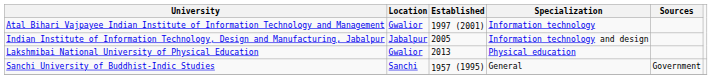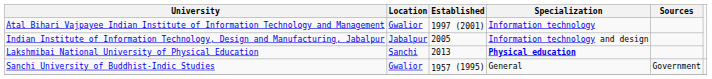(406, 52) Gwalior -> (403, 52) Sanchi
(532, 52) normal -> (532, 52) bold
(403, 67) Sanchi -> (406, 67) Gwalior
